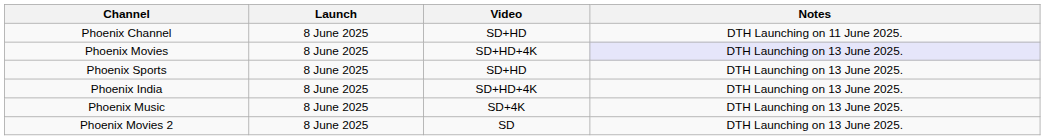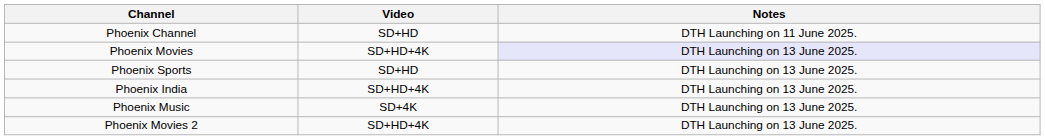- column: (336, 14)
(506, 126) SD -> (398, 126) SD+HD+4K
